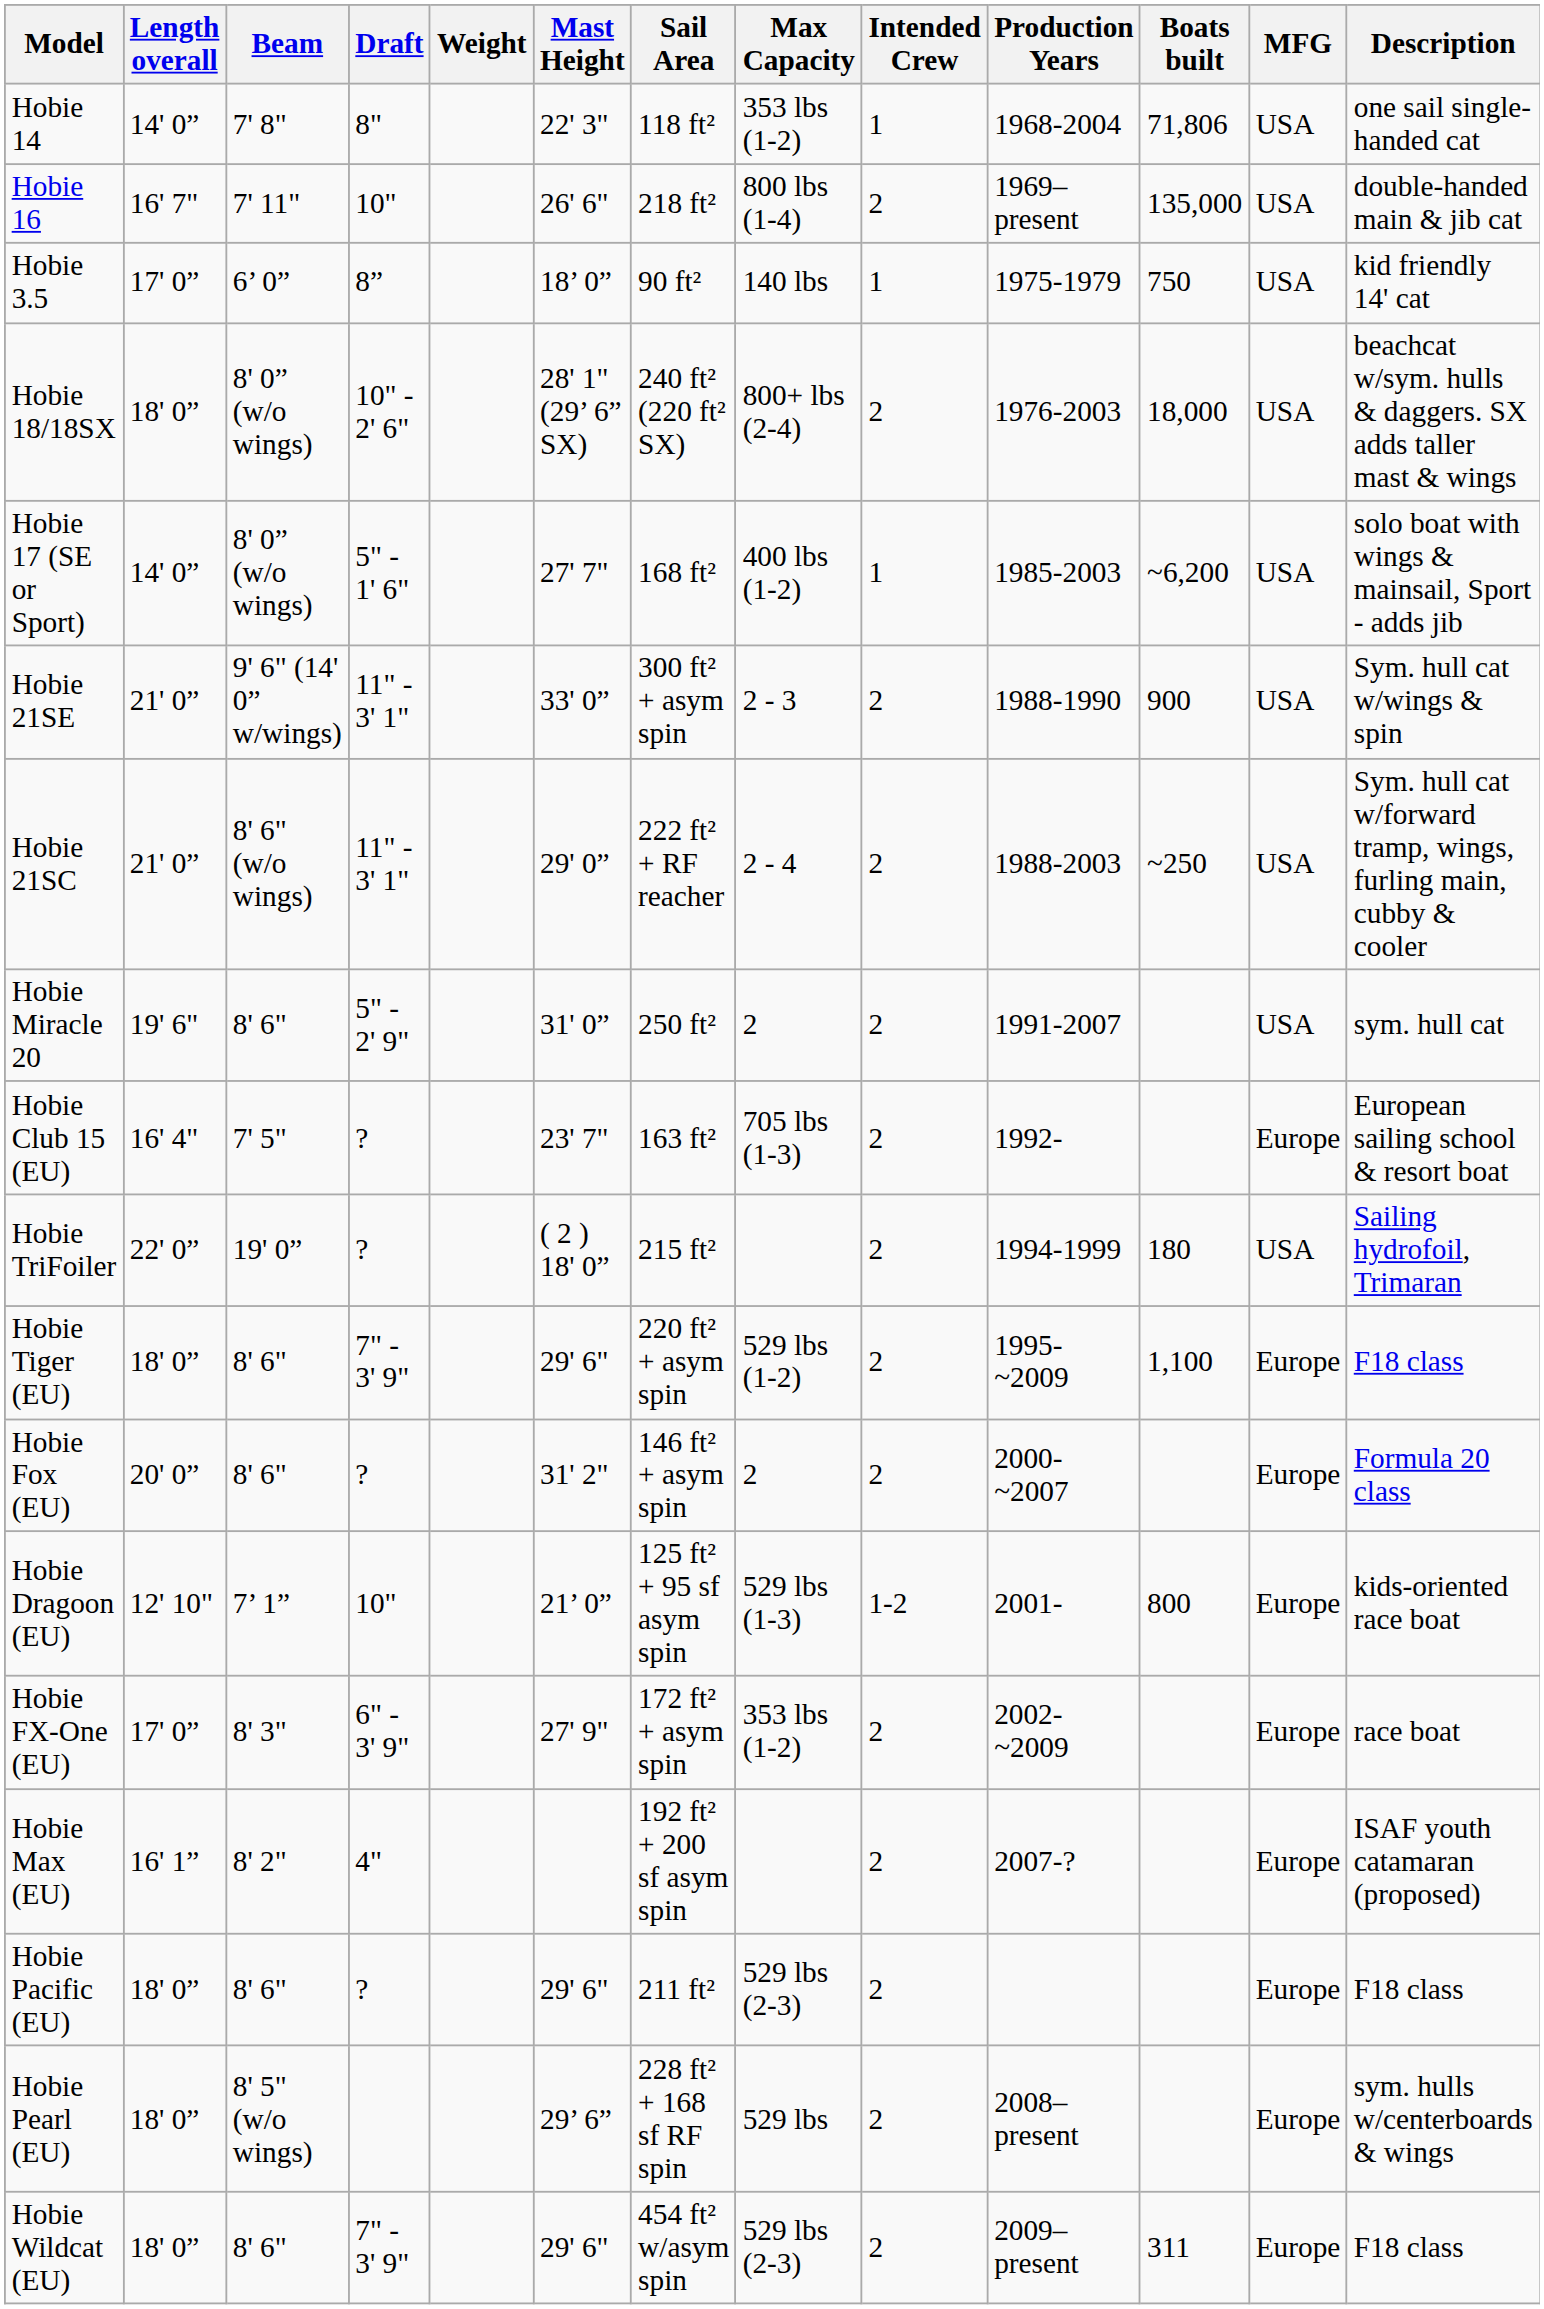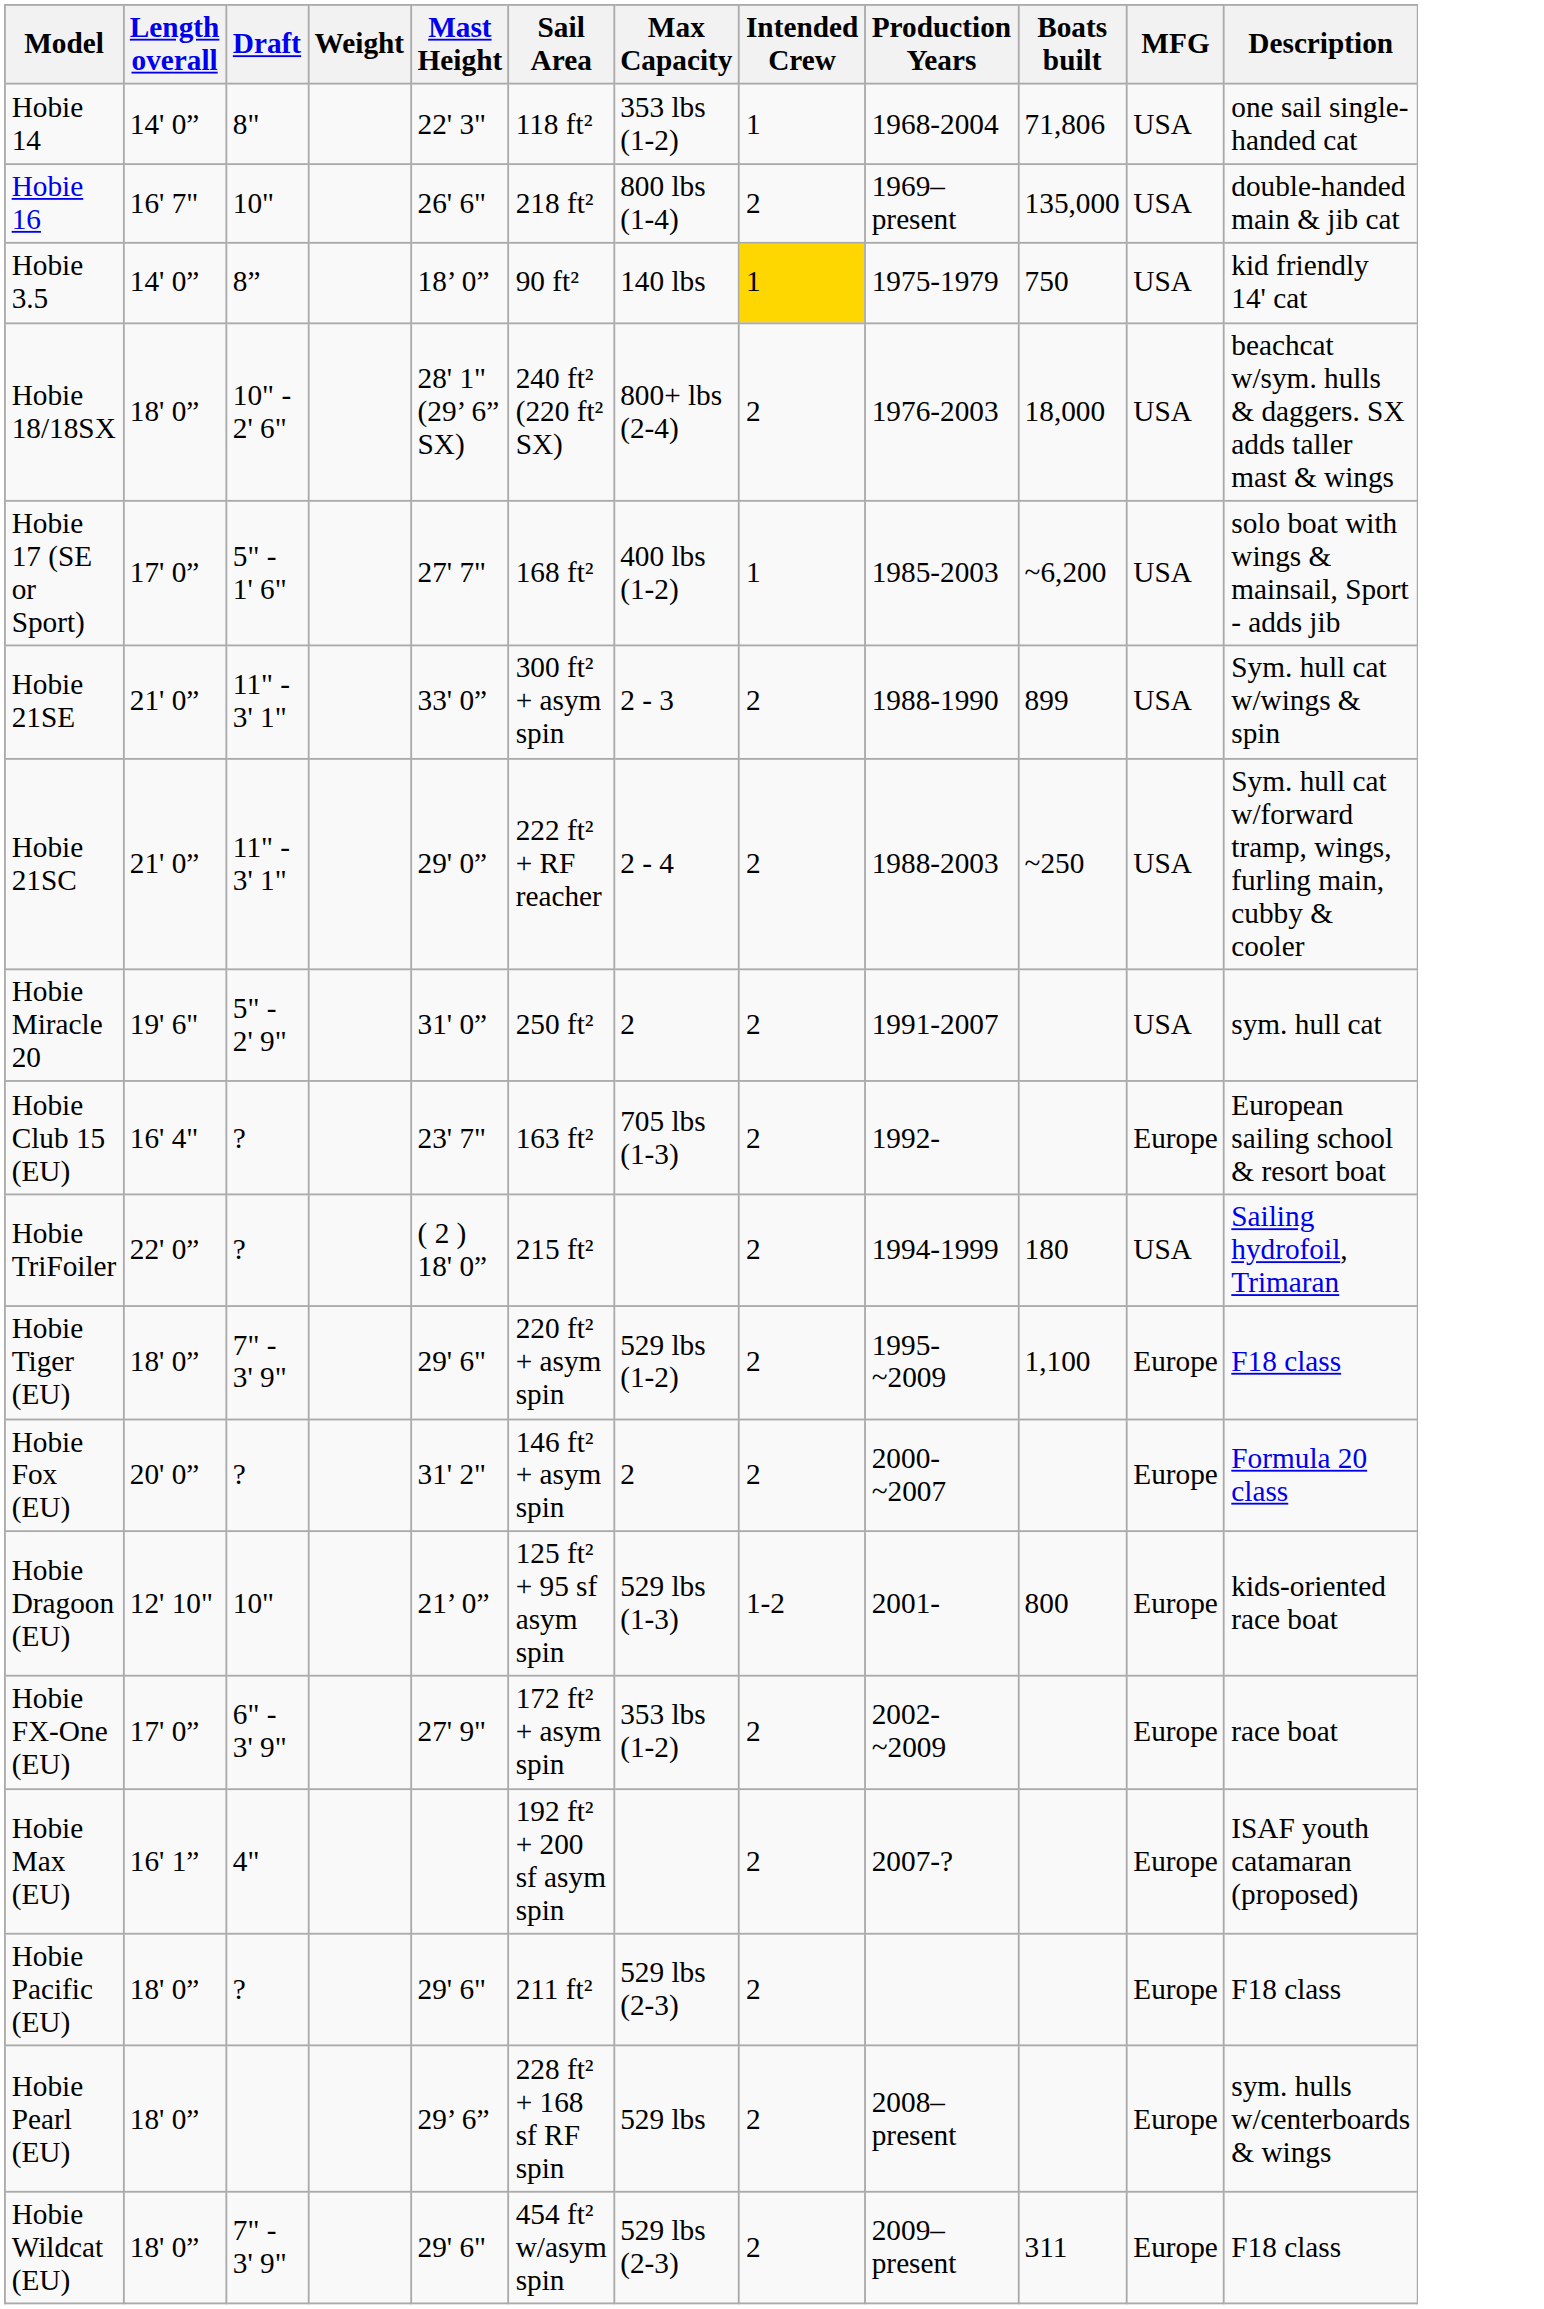- column: (287, 44)
(165, 282) 17' 0” -> (165, 282) 14' 0”
(876, 282) no background -> (753, 282) gold background
(165, 572) 14' 0” -> (165, 572) 17' 0”
(1169, 701) 900 -> (1047, 701) 899
